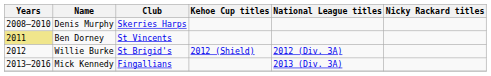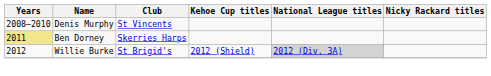(152, 24) Skerries Harps -> (145, 24) St Vincents
(145, 38) St Vincents -> (152, 38) Skerries Harps
(308, 51) no background -> (308, 51) lightgrey background
- row: (84, 64)
